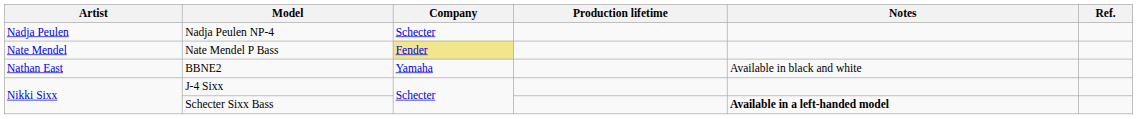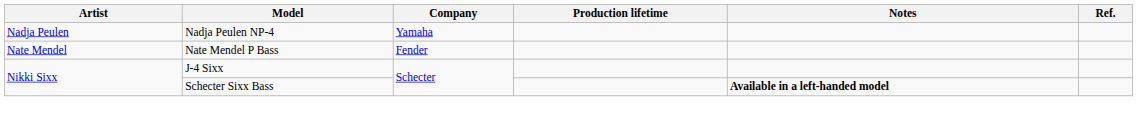(415, 31) Schecter -> (414, 31) Yamaha
(412, 50) khaki background -> (412, 50) no background
- row: (203, 68)
